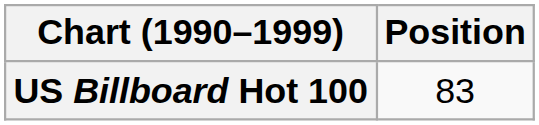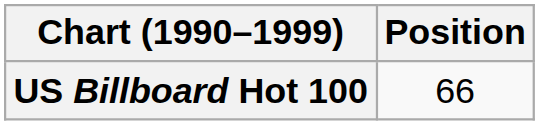(455, 89) 83 -> (455, 89) 66
